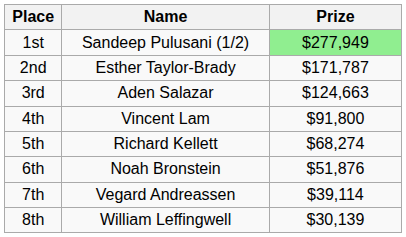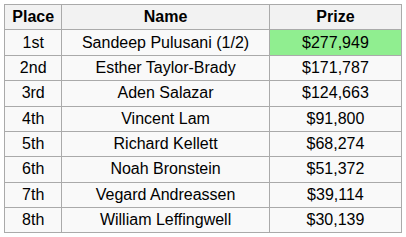(335, 169) $51,876 -> (335, 169) $51,372
